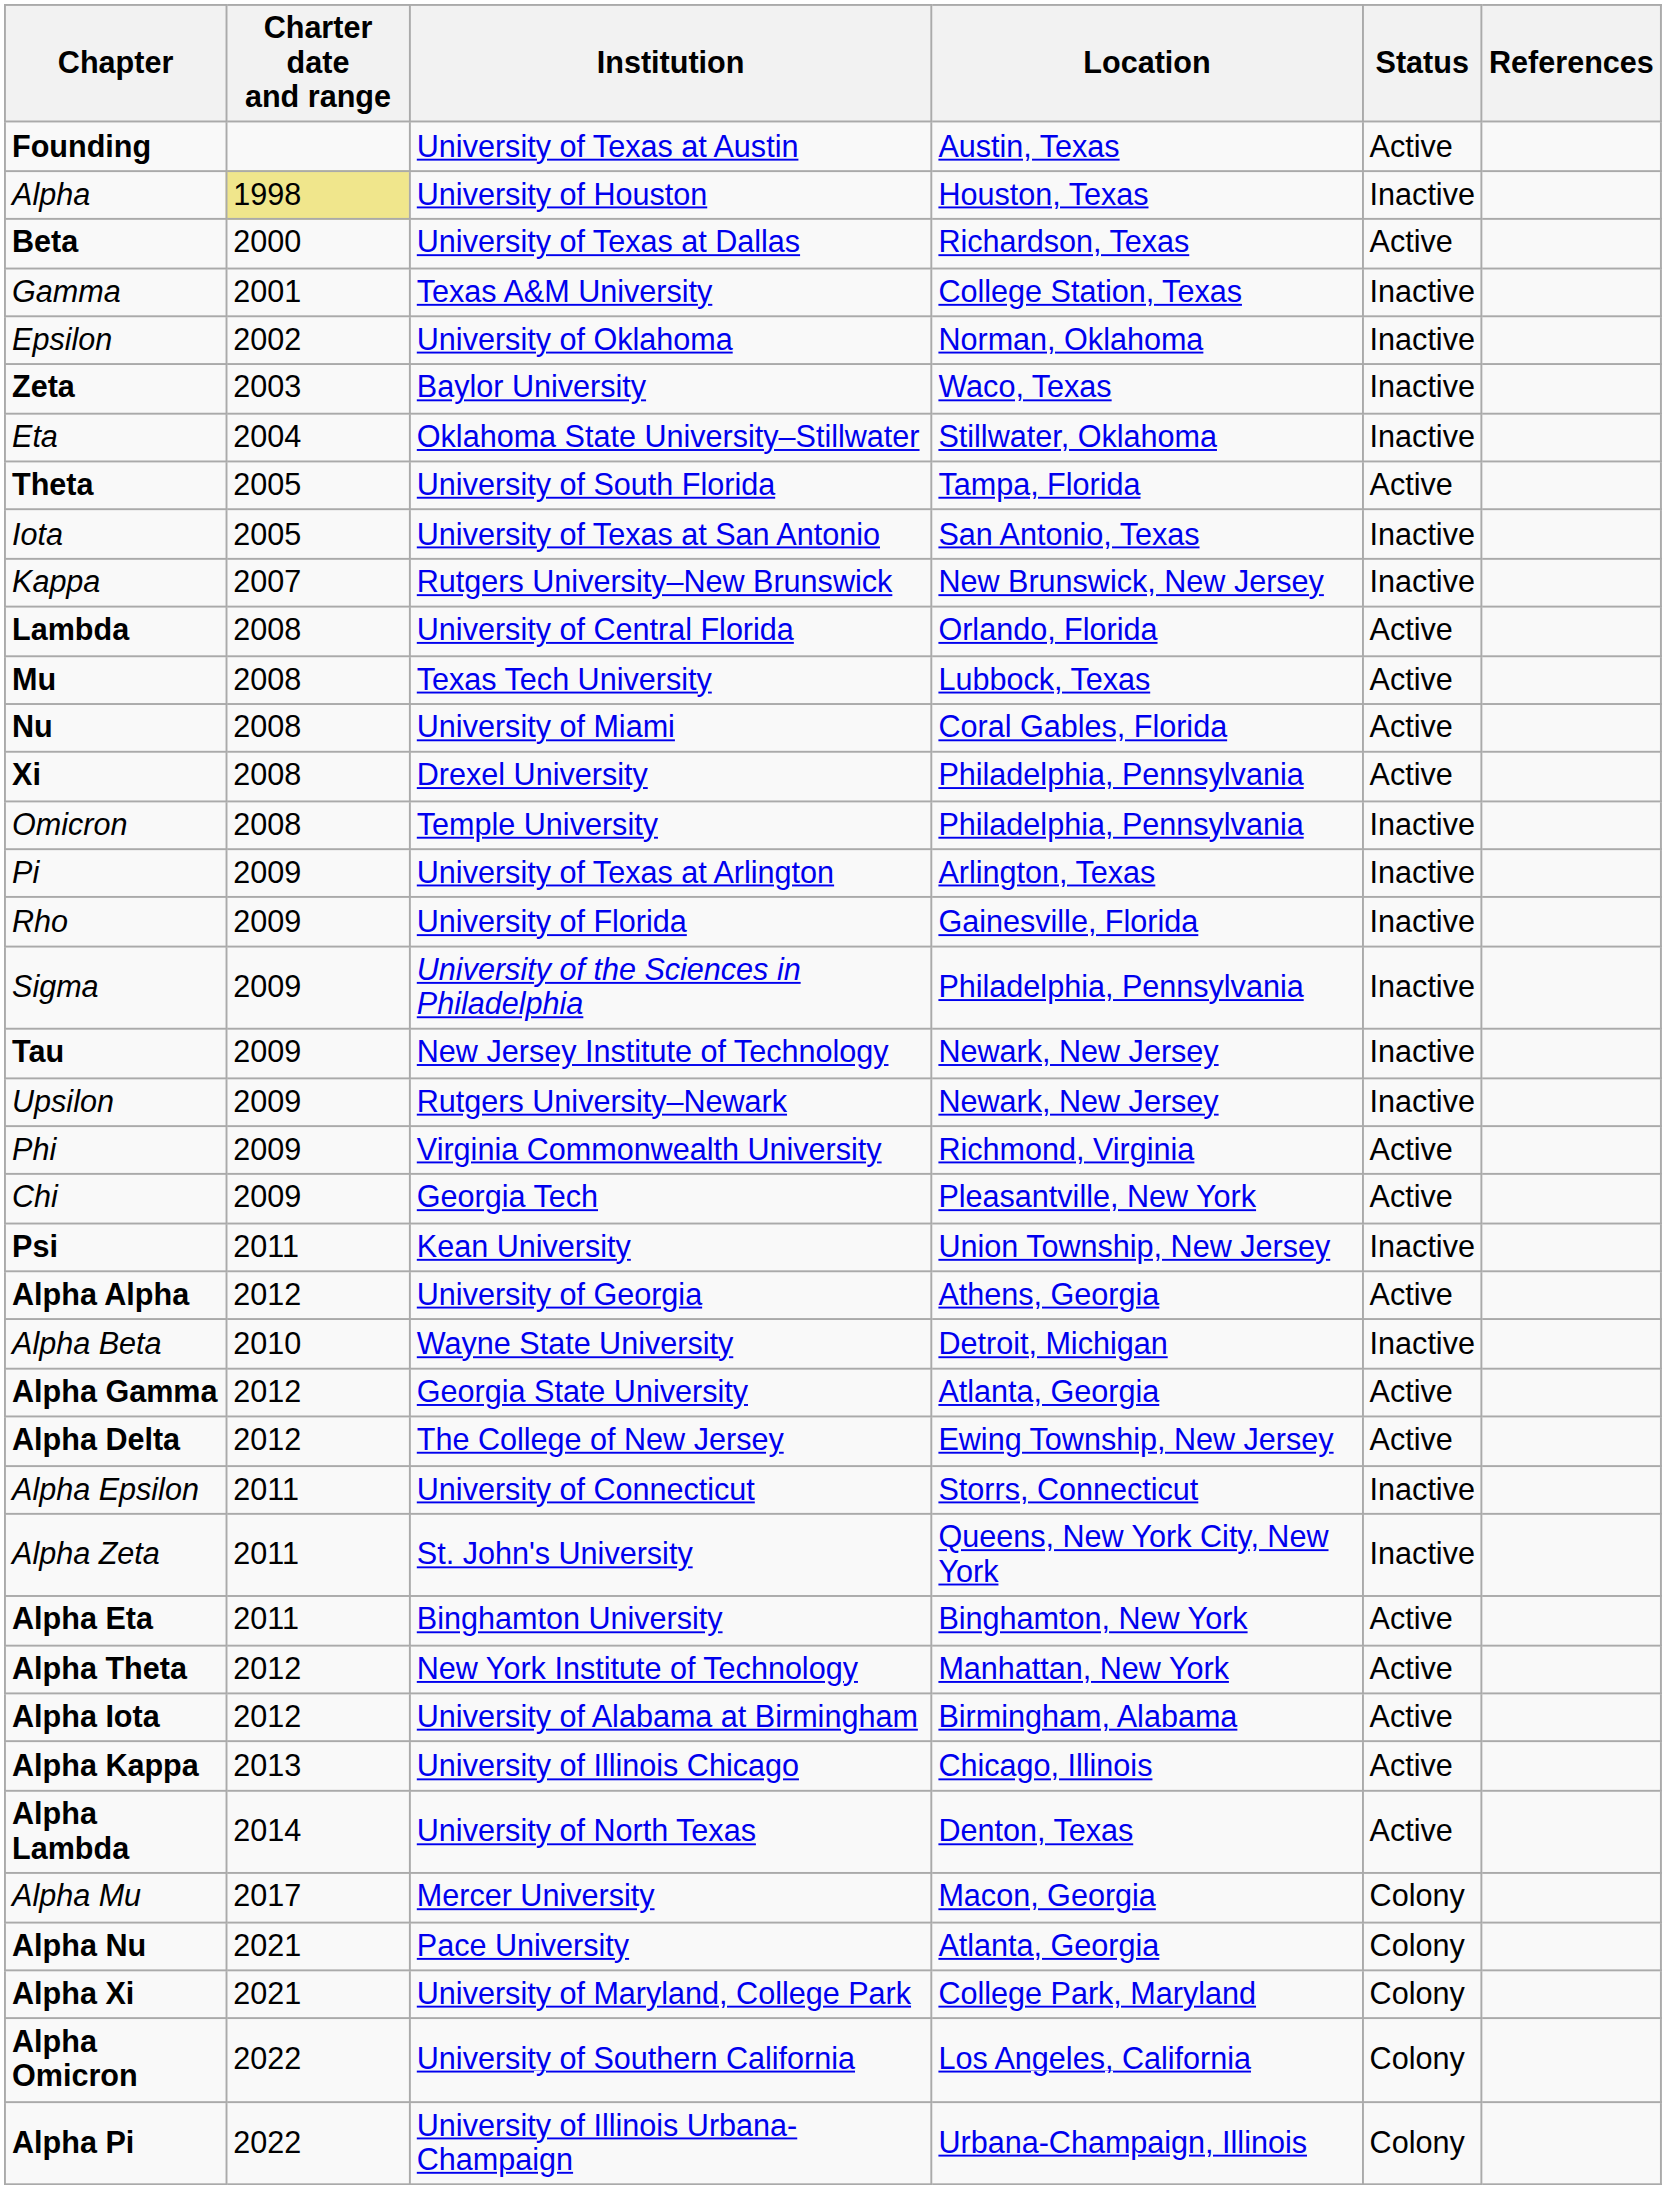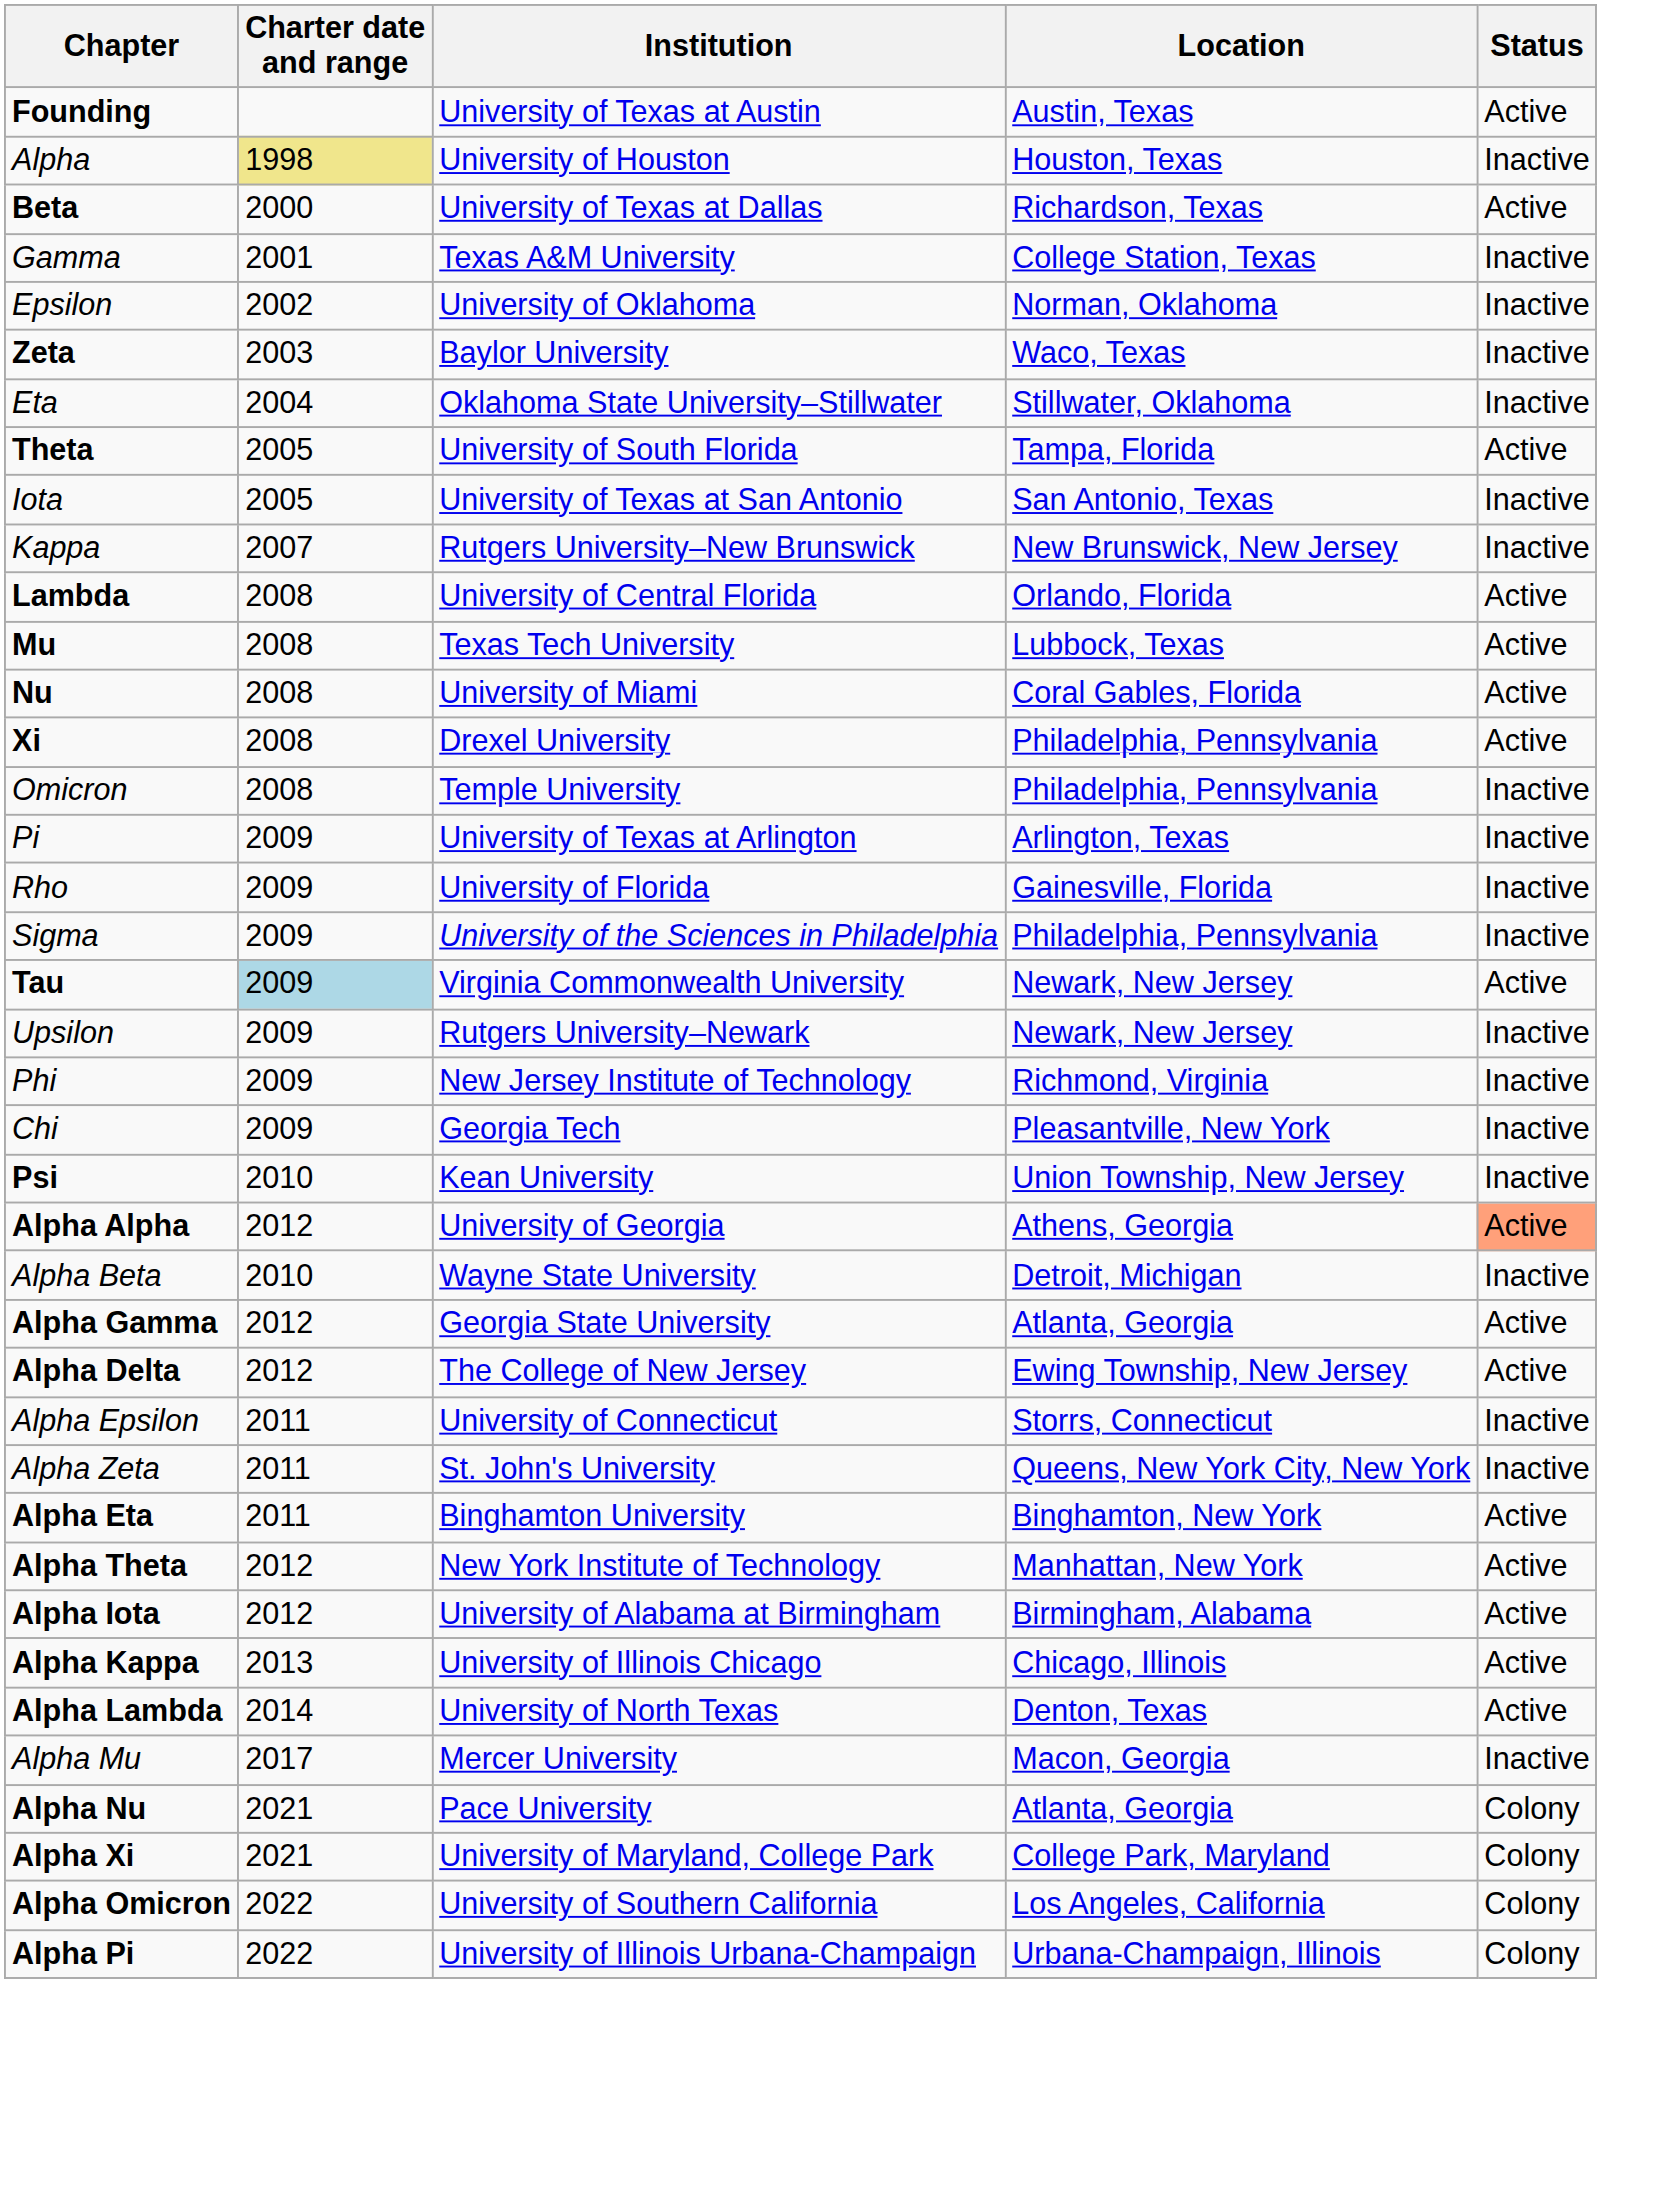- column: (1571, 63)
(267, 1052) no background -> (279, 983) lightblue background
(653, 1052) New Jersey Institute of Technology -> (672, 983) Virginia Commonwealth University
(1422, 1052) Inactive -> (1526, 983) Active
(649, 1149) Virginia Commonwealth University -> (675, 1080) New Jersey Institute of Technology
(1411, 1149) Active -> (1537, 1080) Inactive
(1411, 1198) Active -> (1537, 1129) Inactive
(266, 1246) 2011 -> (279, 1177) 2010
(1411, 1295) no background -> (1526, 1226) lightsalmon background
(1417, 1896) Colony -> (1537, 1759) Inactive
